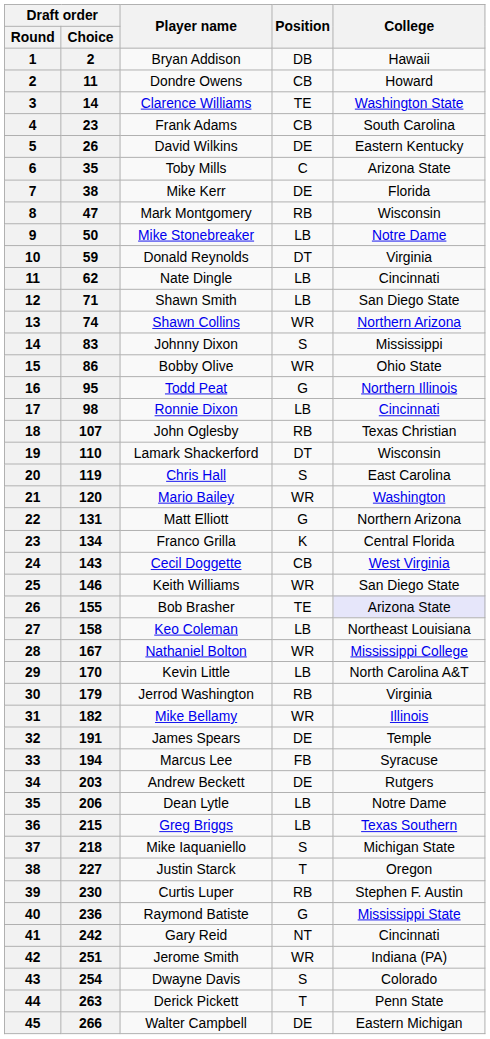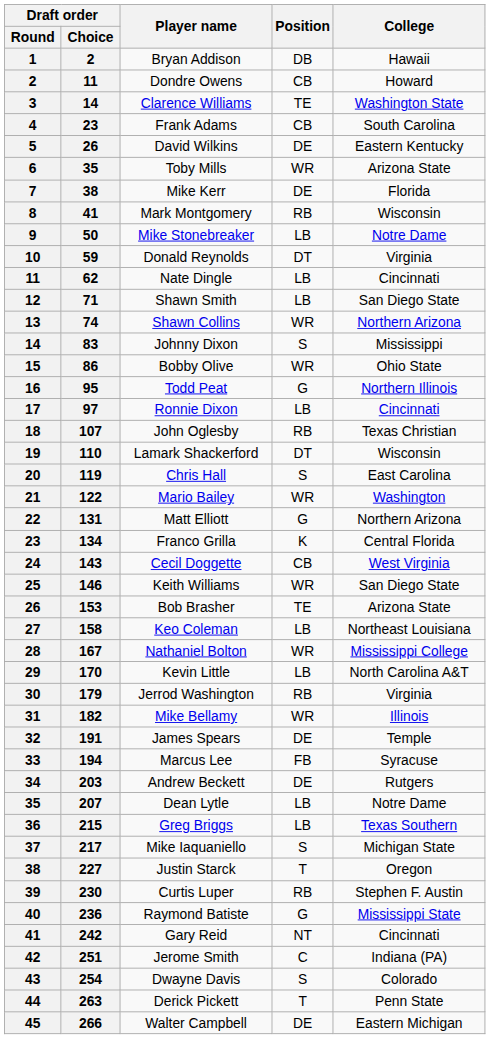(303, 169) C -> (303, 169) WR
(91, 213) 47 -> (91, 213) 41
(91, 410) 98 -> (91, 410) 97
(91, 497) 120 -> (91, 497) 122
(91, 607) 155 -> (91, 607) 153
(409, 607) lavender background -> (409, 607) no background
(91, 804) 206 -> (91, 804) 207
(91, 848) 218 -> (91, 848) 217
(303, 957) WR -> (303, 957) C
